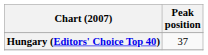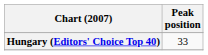(183, 41) 37 -> (183, 41) 33
